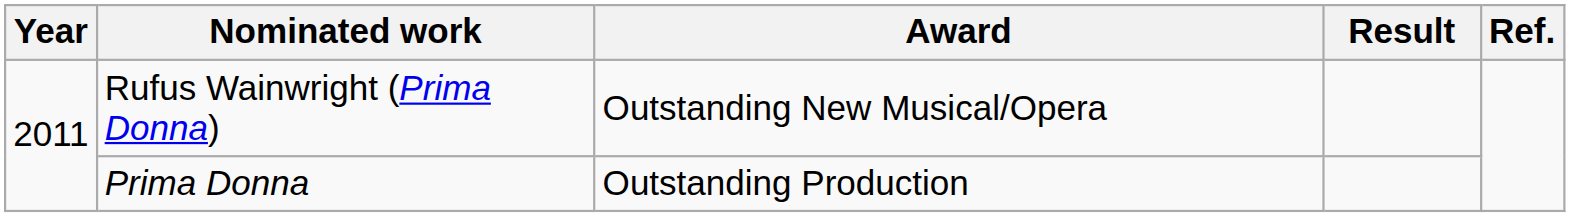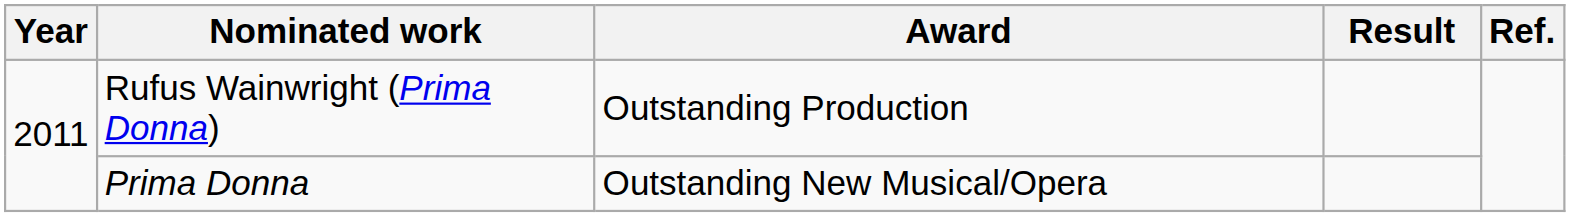(855, 107) Outstanding New Musical/Opera -> (786, 107) Outstanding Production
(786, 182) Outstanding Production -> (855, 182) Outstanding New Musical/Opera
